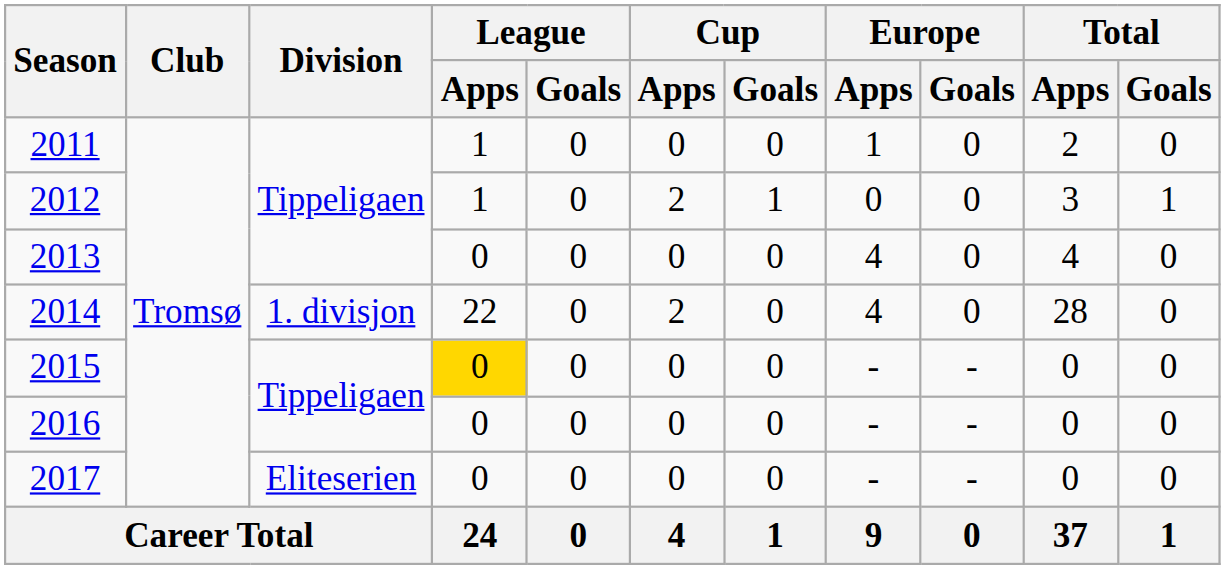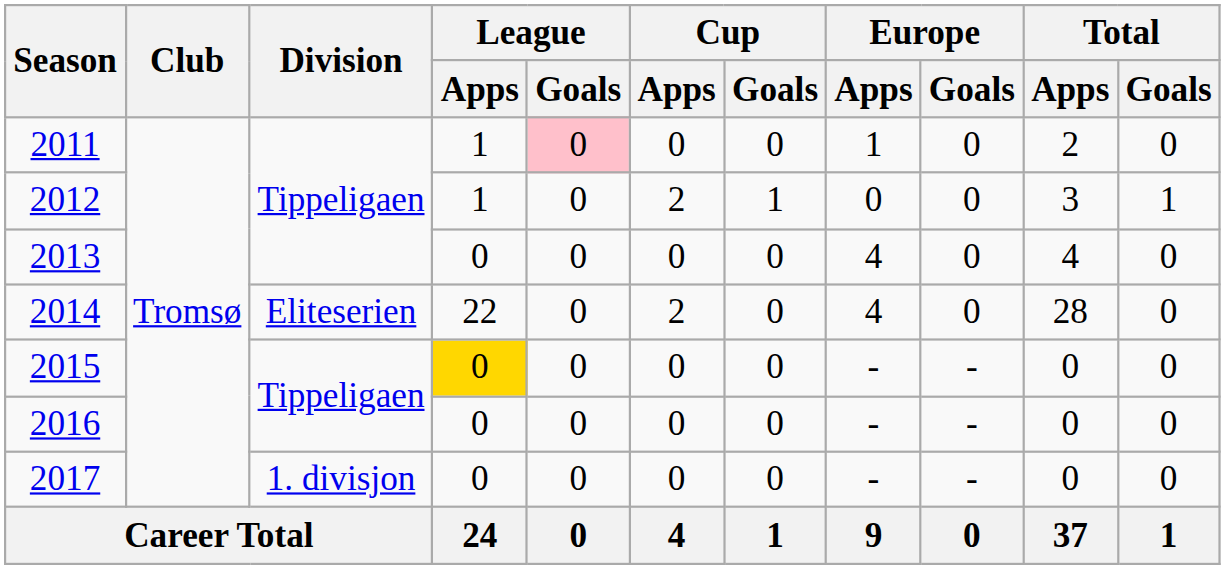(578, 144) no background -> (578, 144) pink background
(341, 311) 1. divisjon -> (341, 311) Eliteserien
(341, 479) Eliteserien -> (341, 479) 1. divisjon
